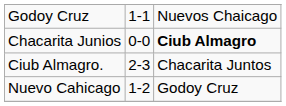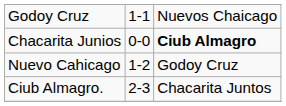rows swapped: (64, 88) <-> (56, 64)
